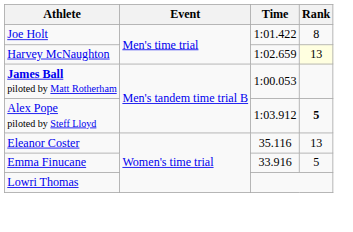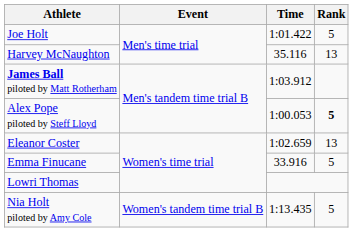(316, 34) 8 -> (331, 34) 5
(275, 54) 1:02.659 -> (290, 54) 35.116
(316, 54) lightyellow background -> (331, 54) no background
(275, 81) 1:00.053 -> (290, 81) 1:03.912
(275, 116) 1:03.912 -> (290, 116) 1:00.053
(275, 143) 35.116 -> (290, 143) 1:02.659
+ row: (49, 210)
